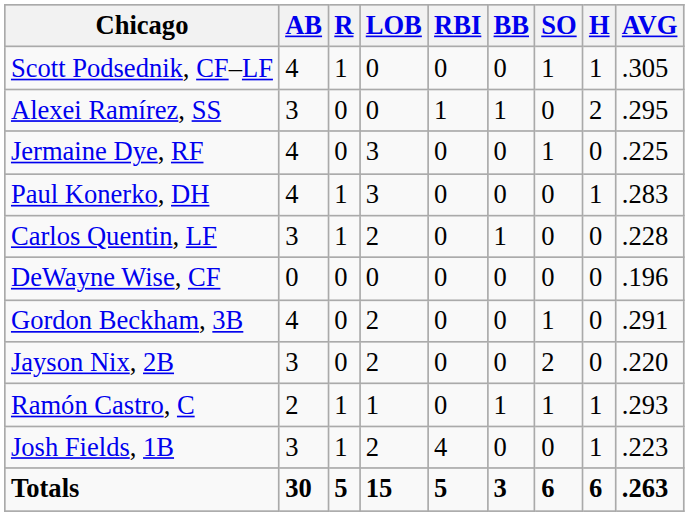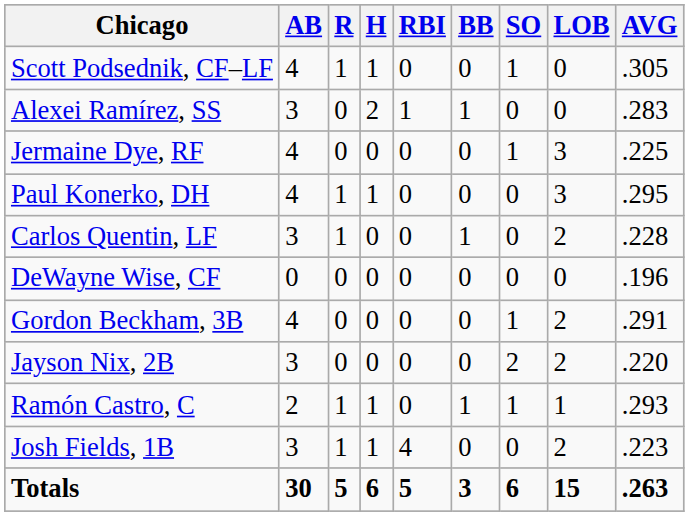columns swapped: (599, 25) <-> (394, 25)
(645, 109) .295 -> (645, 109) .283
(645, 194) .283 -> (645, 194) .295
